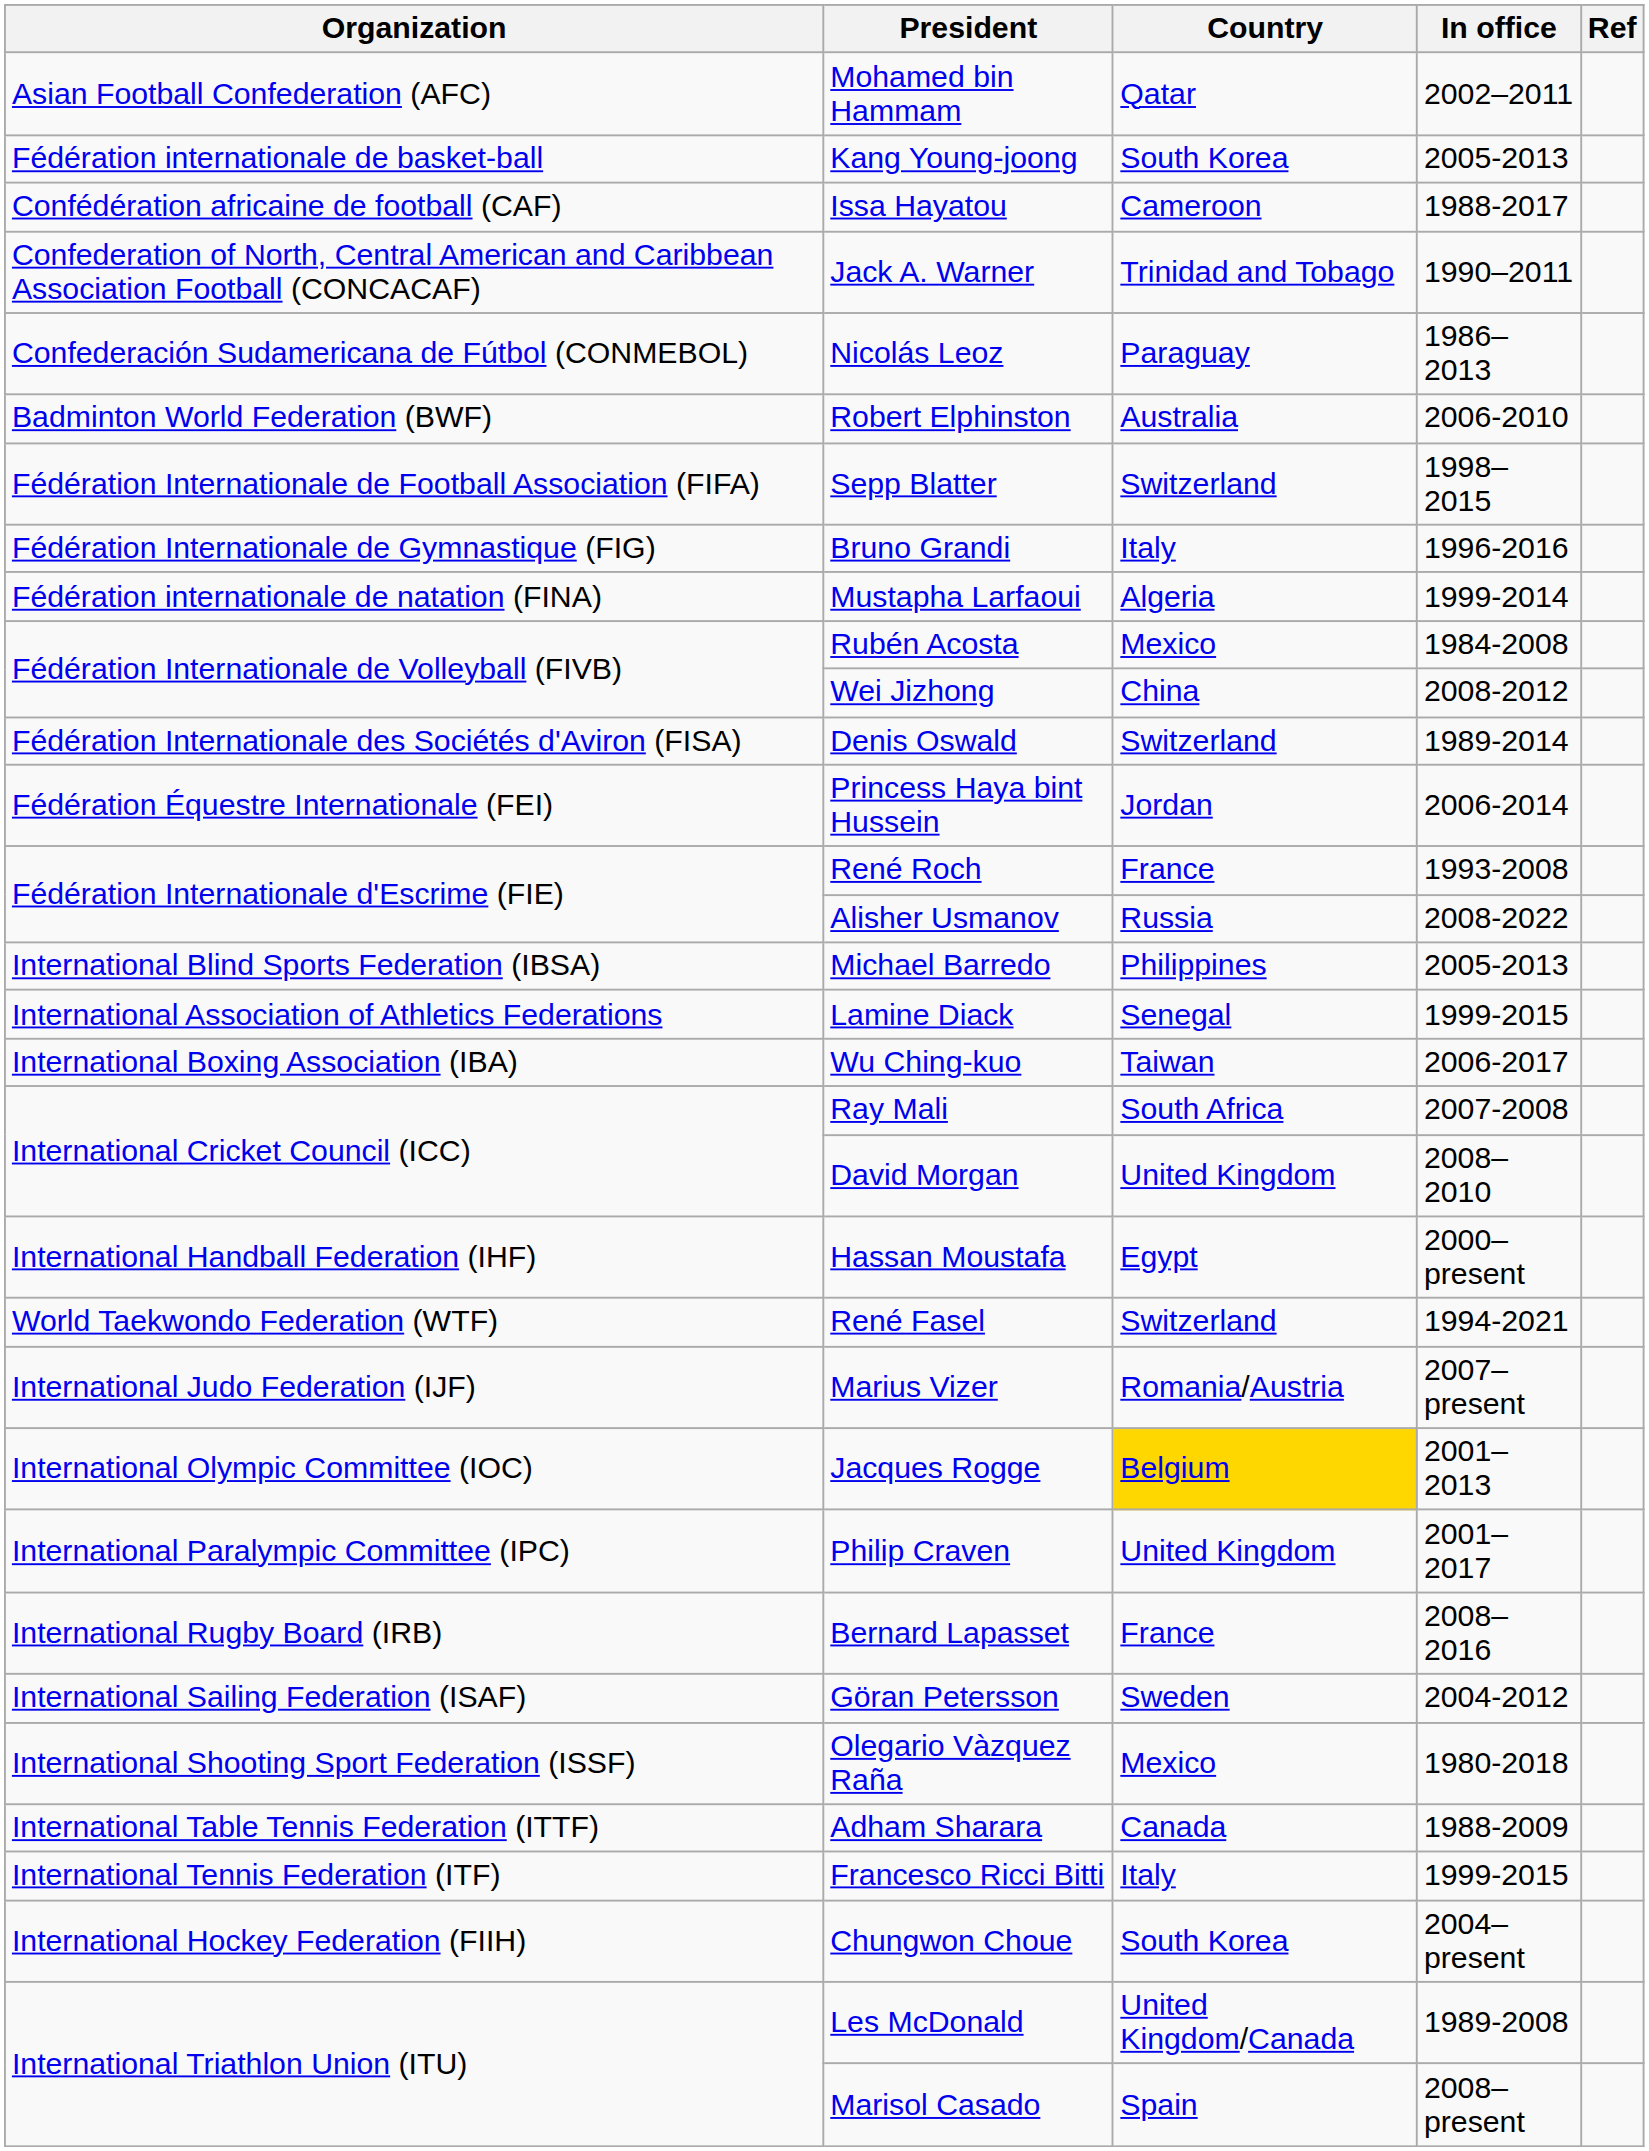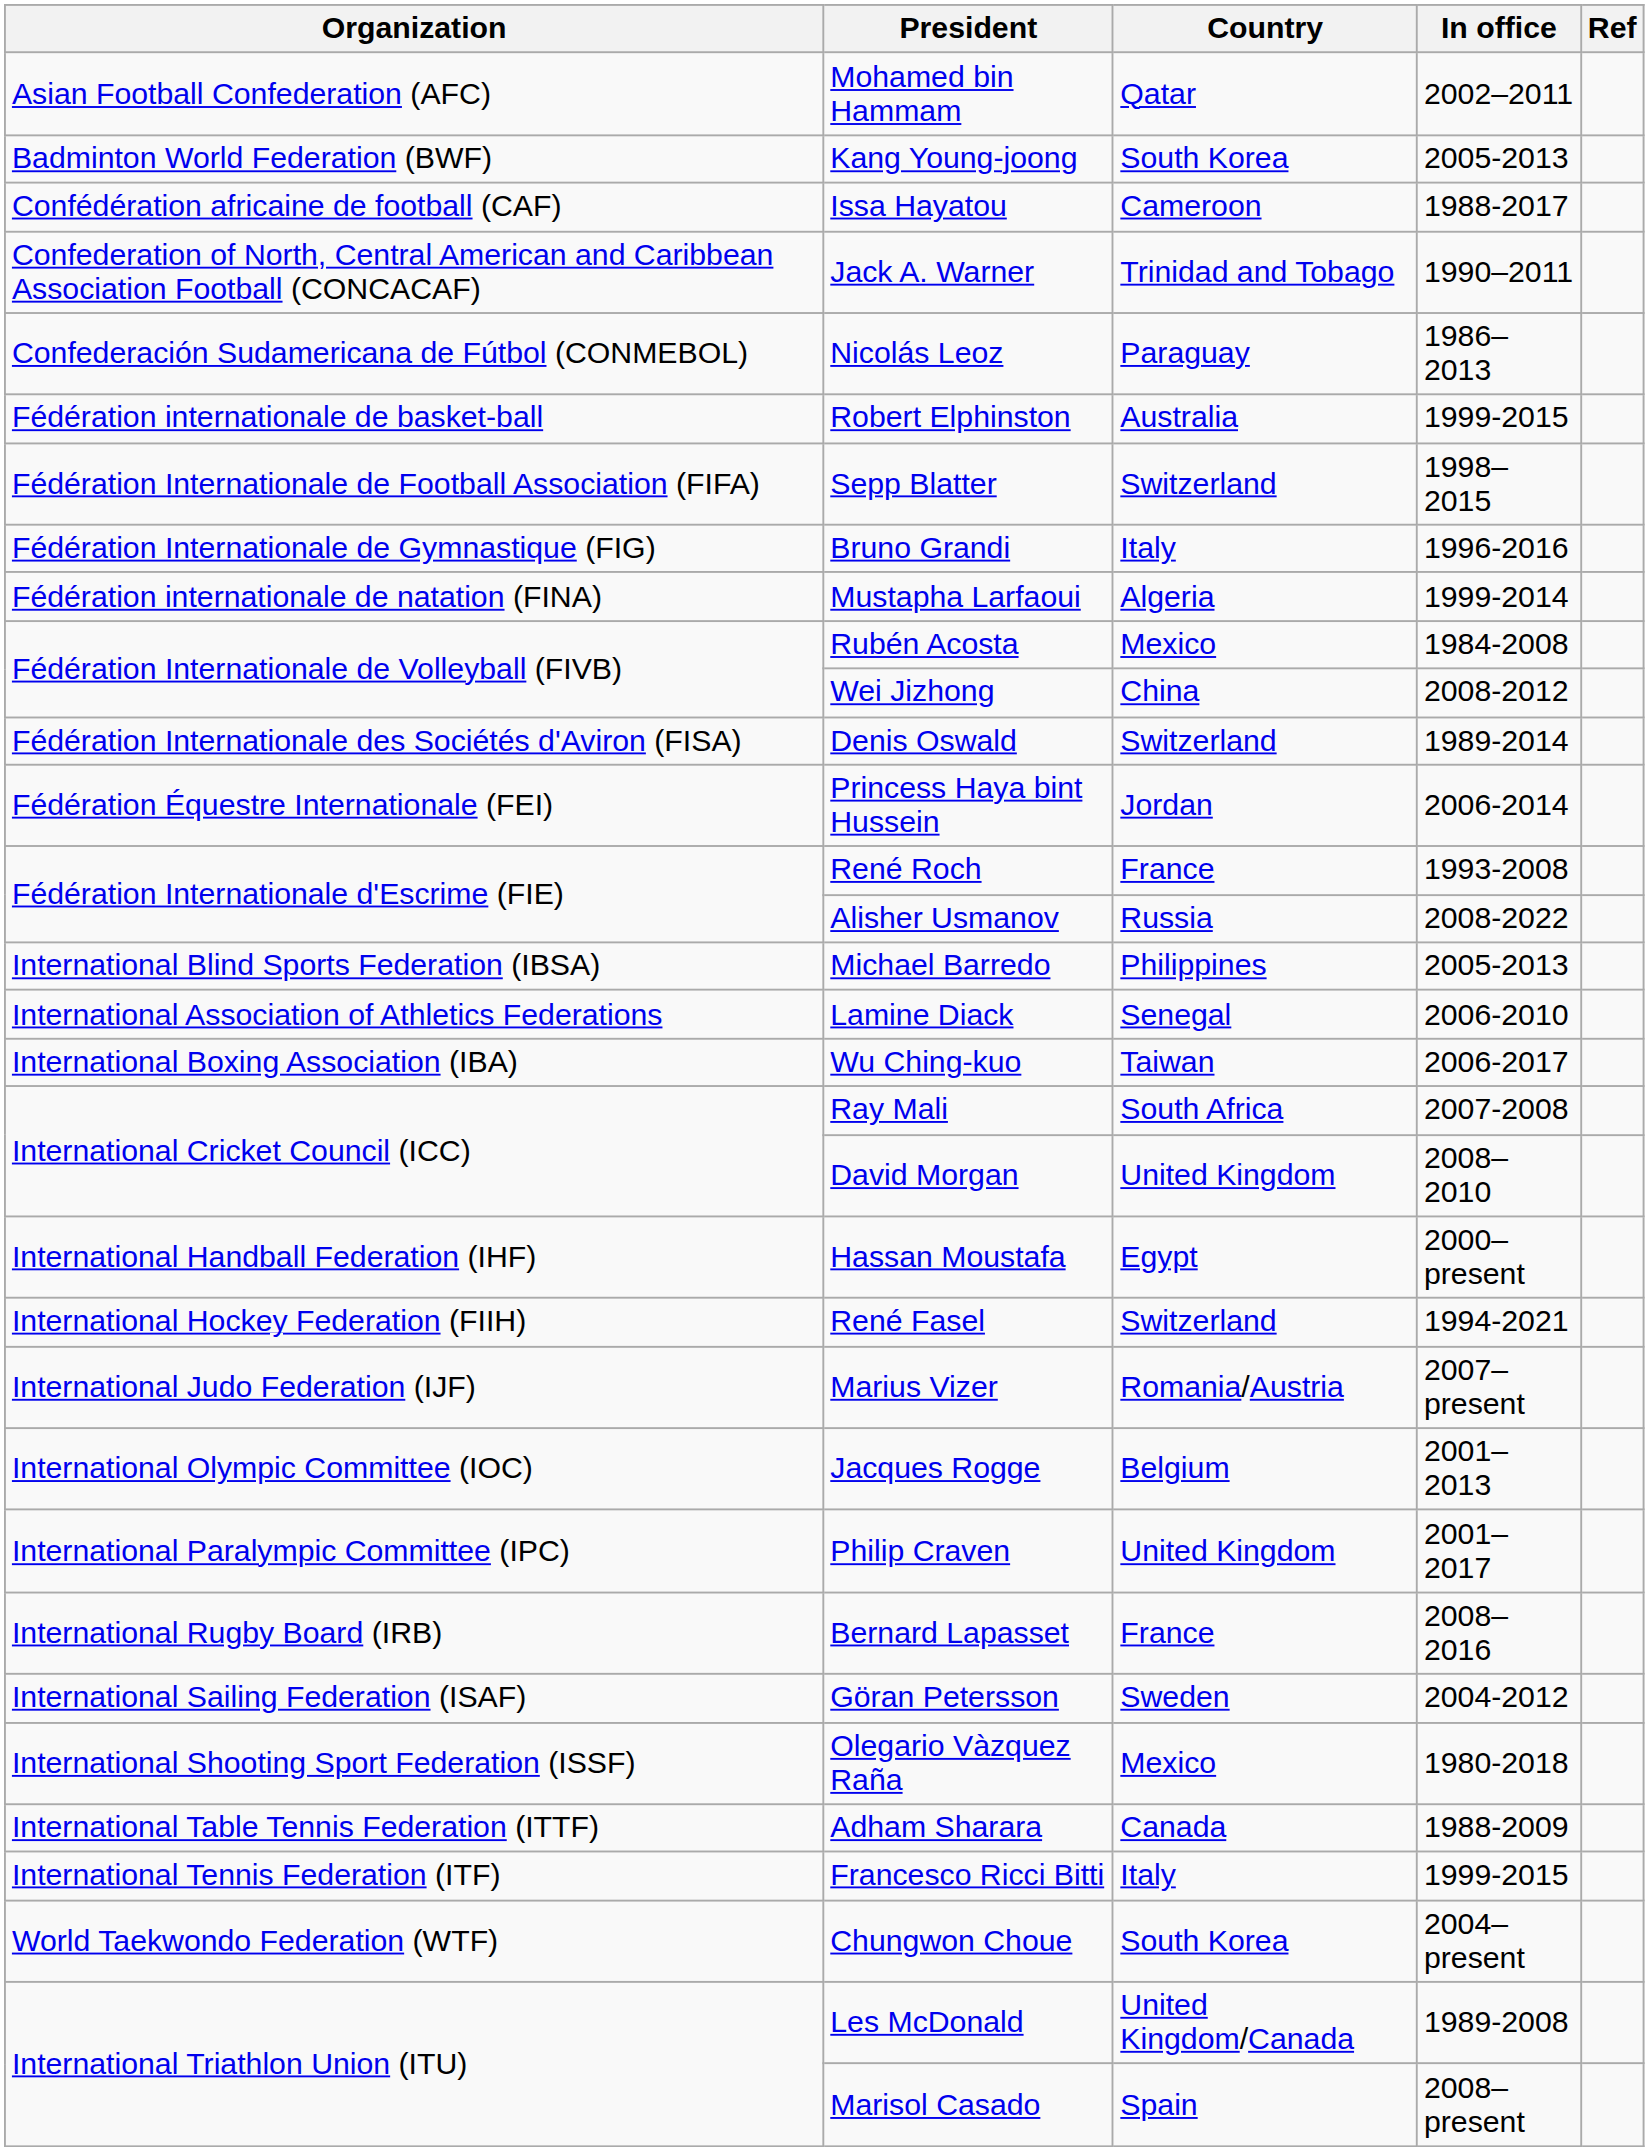(278, 158) Fédération internationale de basket-ball -> (252, 158) Badminton World Federation (BWF)
(252, 418) Badminton World Federation (BWF) -> (278, 418) Fédération internationale de basket-ball
(1496, 418) 2006-2010 -> (1496, 418) 1999-2015
(1496, 1013) 1999-2015 -> (1496, 1013) 2006-2010
(255, 1321) World Taekwondo Federation (WTF) -> (269, 1321) International Hockey Federation (FIIH)
(1175, 1468) gold background -> (1175, 1468) no background
(269, 1940) International Hockey Federation (FIIH) -> (255, 1940) World Taekwondo Federation (WTF)
